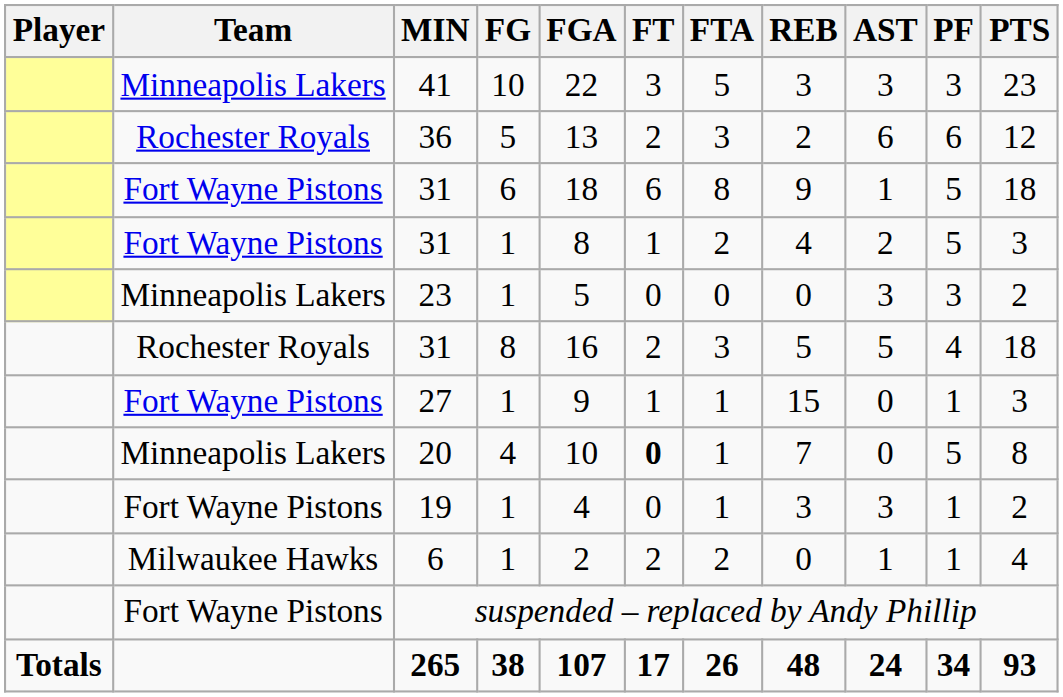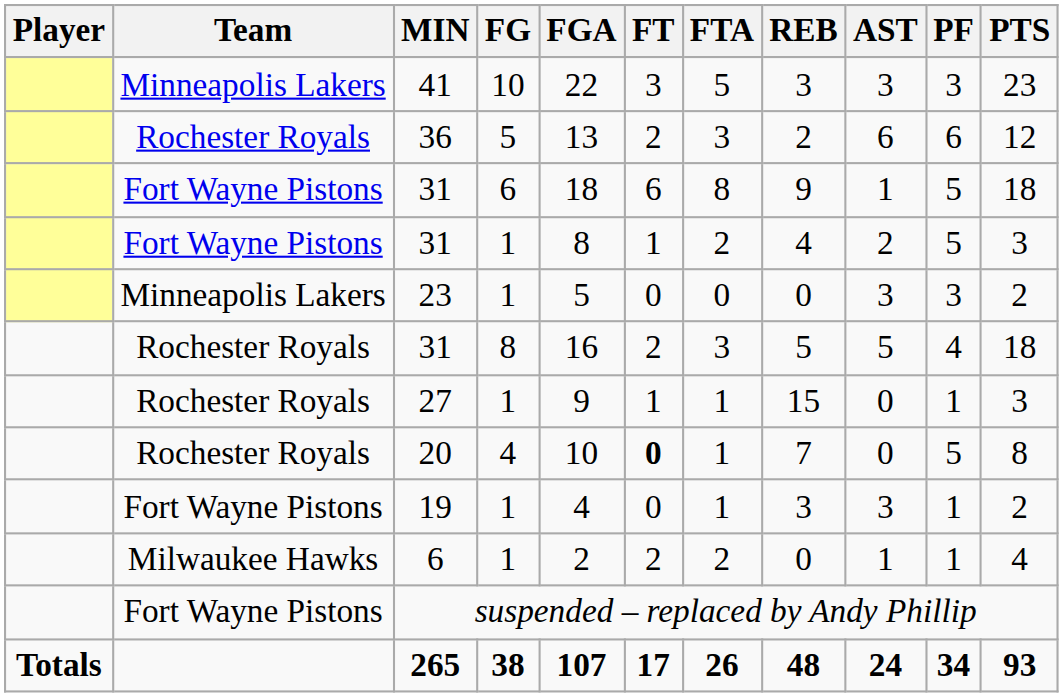(253, 400) Fort Wayne Pistons -> (253, 400) Rochester Royals
(253, 453) Minneapolis Lakers -> (253, 453) Rochester Royals
